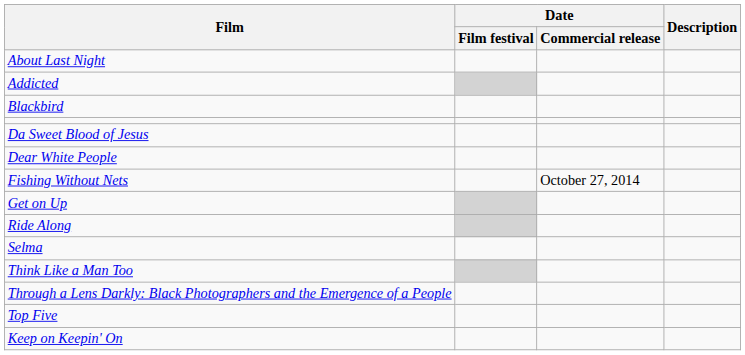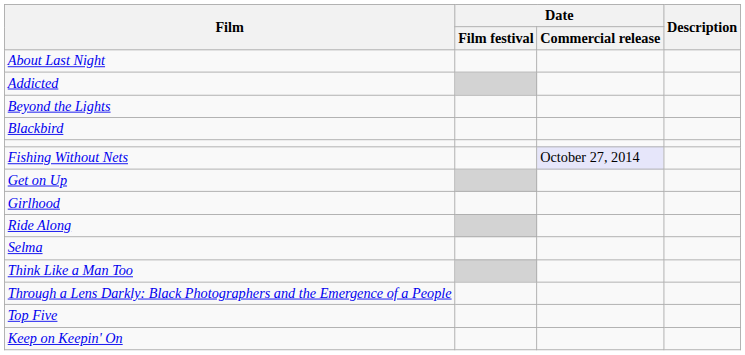+ row: (59, 106)
- row: (78, 135)
- row: (62, 157)
(590, 180) no background -> (590, 157) lavender background
+ row: (34, 203)
